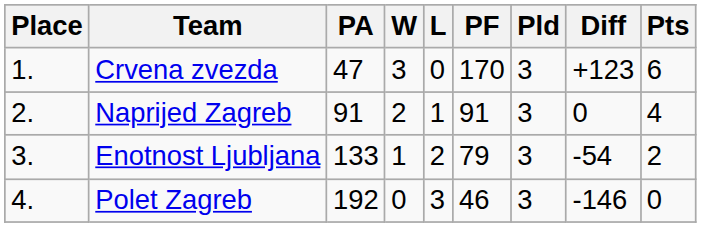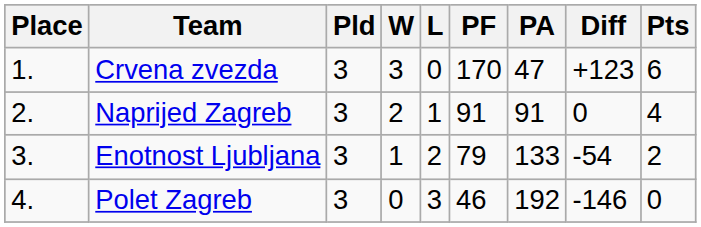columns swapped: (539, 26) <-> (356, 26)
